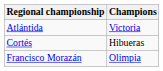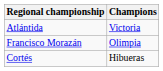rows swapped: (19, 43) <-> (44, 58)
